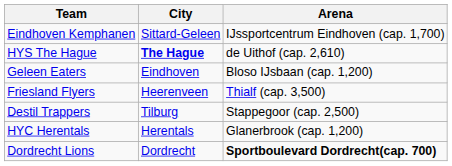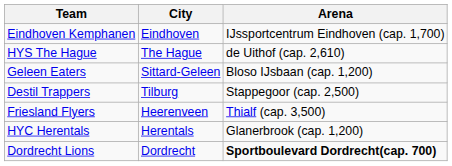(181, 33) Sittard-Geleen -> (170, 33) Eindhoven
(172, 53) bold -> (171, 53) normal
(170, 72) Eindhoven -> (181, 72) Sittard-Geleen
rows swapped: (51, 92) <-> (49, 111)
